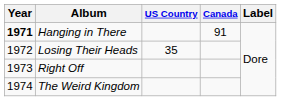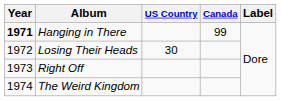(220, 31) 91 -> (220, 31) 99
(171, 50) 35 -> (171, 50) 30
